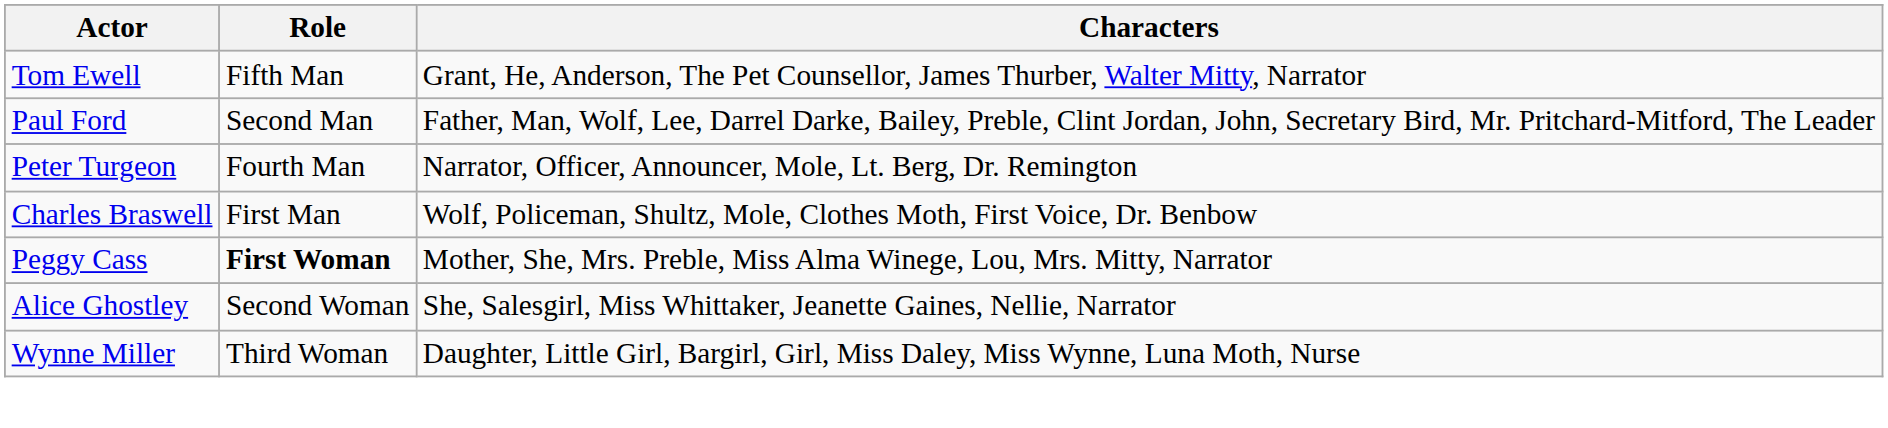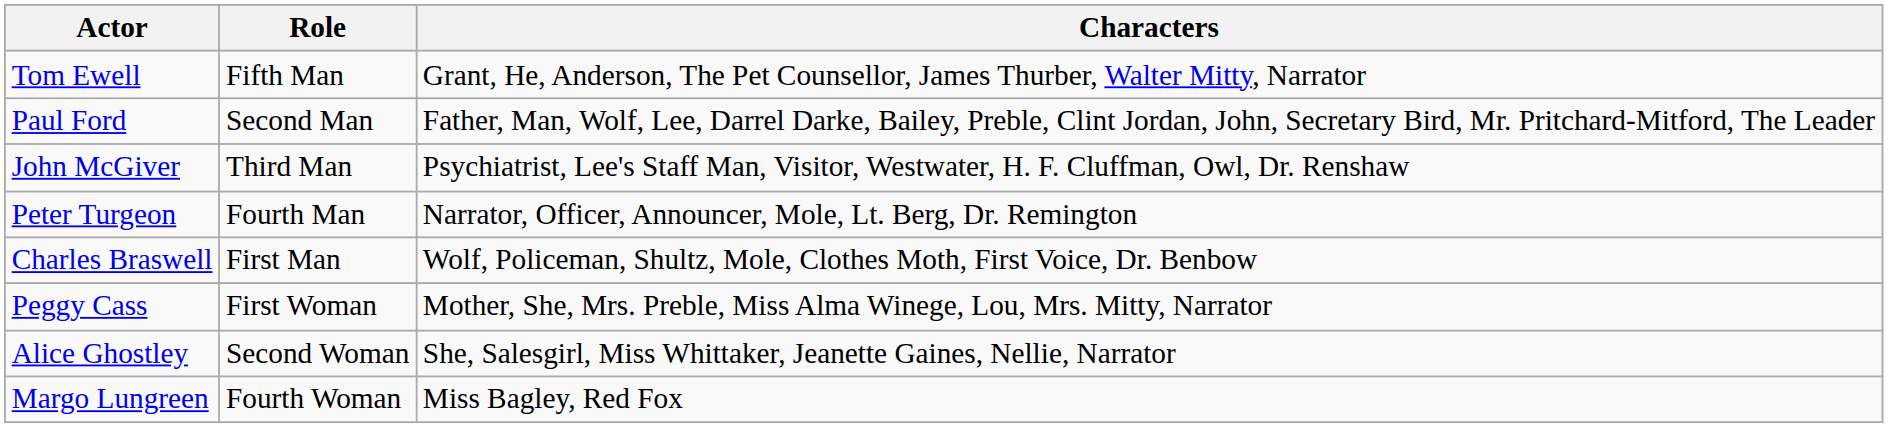+ row: (96, 167)
(308, 259) bold -> (301, 306) normal
- row: (93, 352)
+ row: (110, 399)
